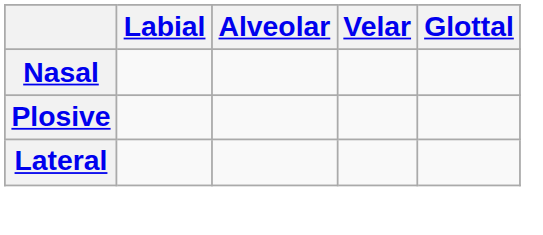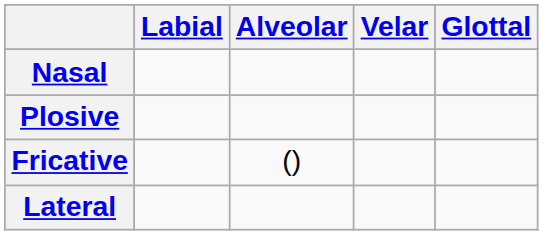+ row: (70, 161)
